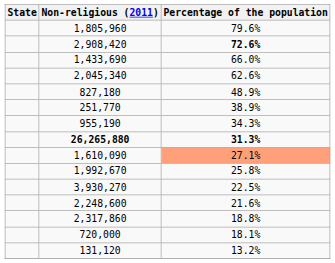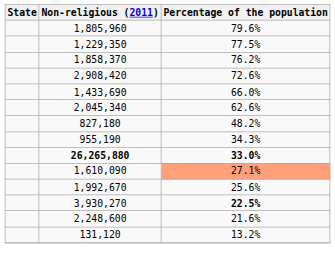+ row: (100, 44)
+ row: (100, 60)
(246, 44) bold -> (246, 76) normal
(246, 92) 48.9% -> (246, 124) 48.2%
- row: (100, 108)
(246, 139) 31.3% -> (246, 155) 33.0%
(246, 171) 25.8% -> (246, 187) 25.6%
(246, 187) normal -> (246, 203) bold
- row: (100, 219)
- row: (100, 235)
